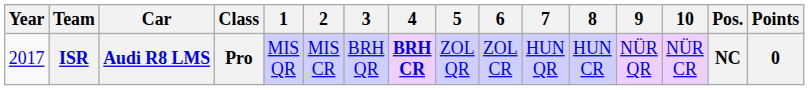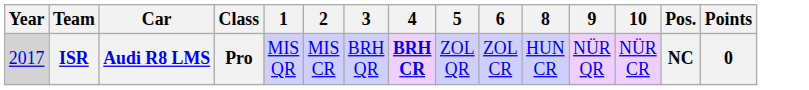- column: (545, 18)
(27, 58) no background -> (27, 58) lightgrey background
